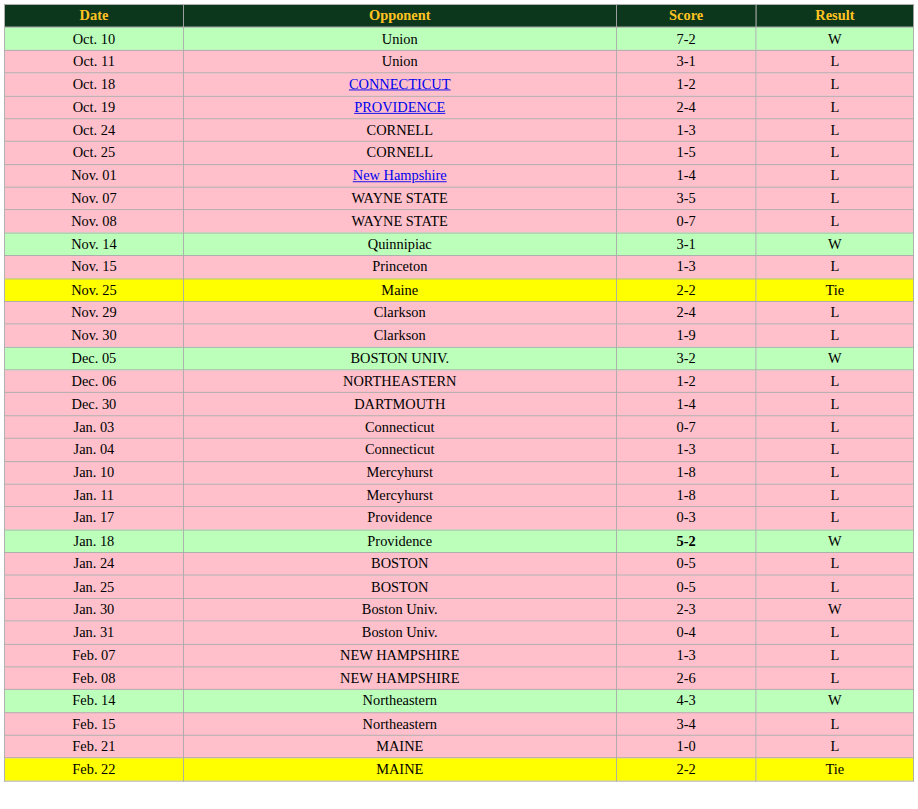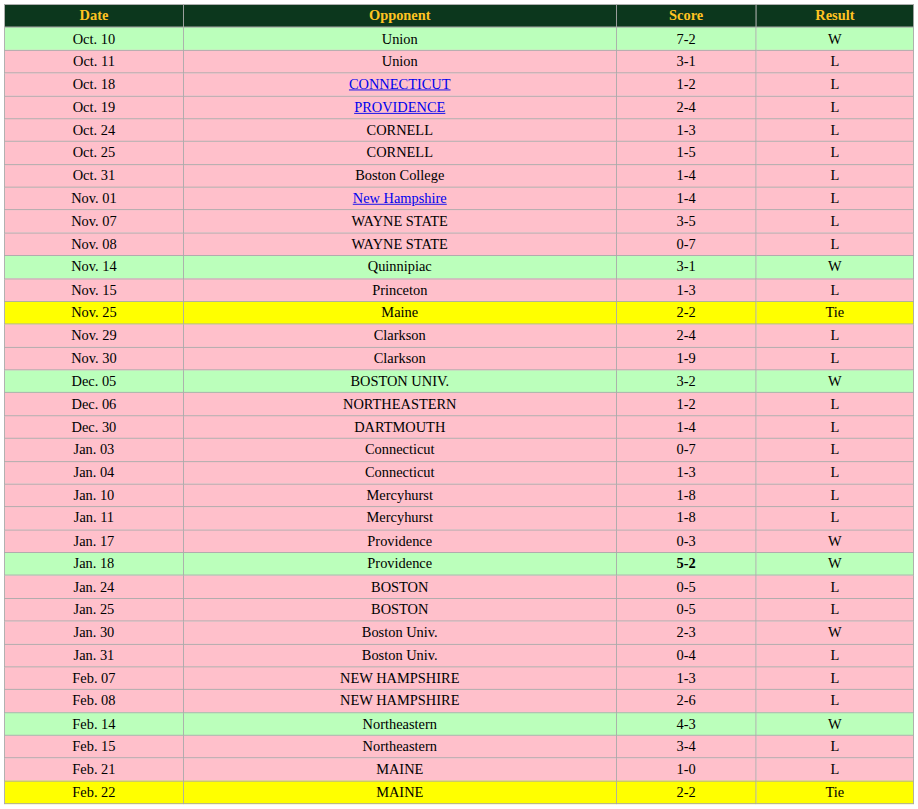+ row: (94, 175)
(835, 518) L -> (835, 541) W
